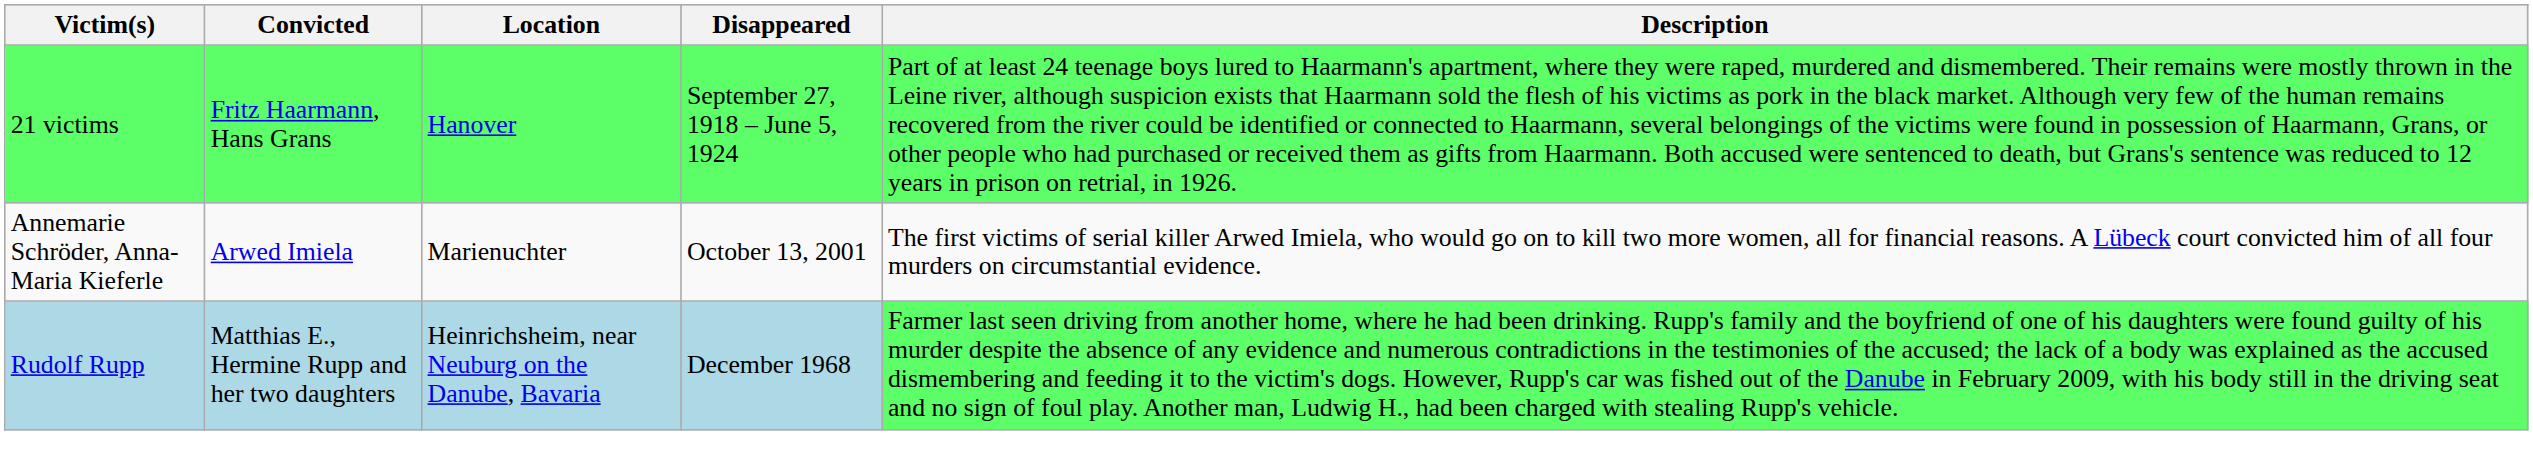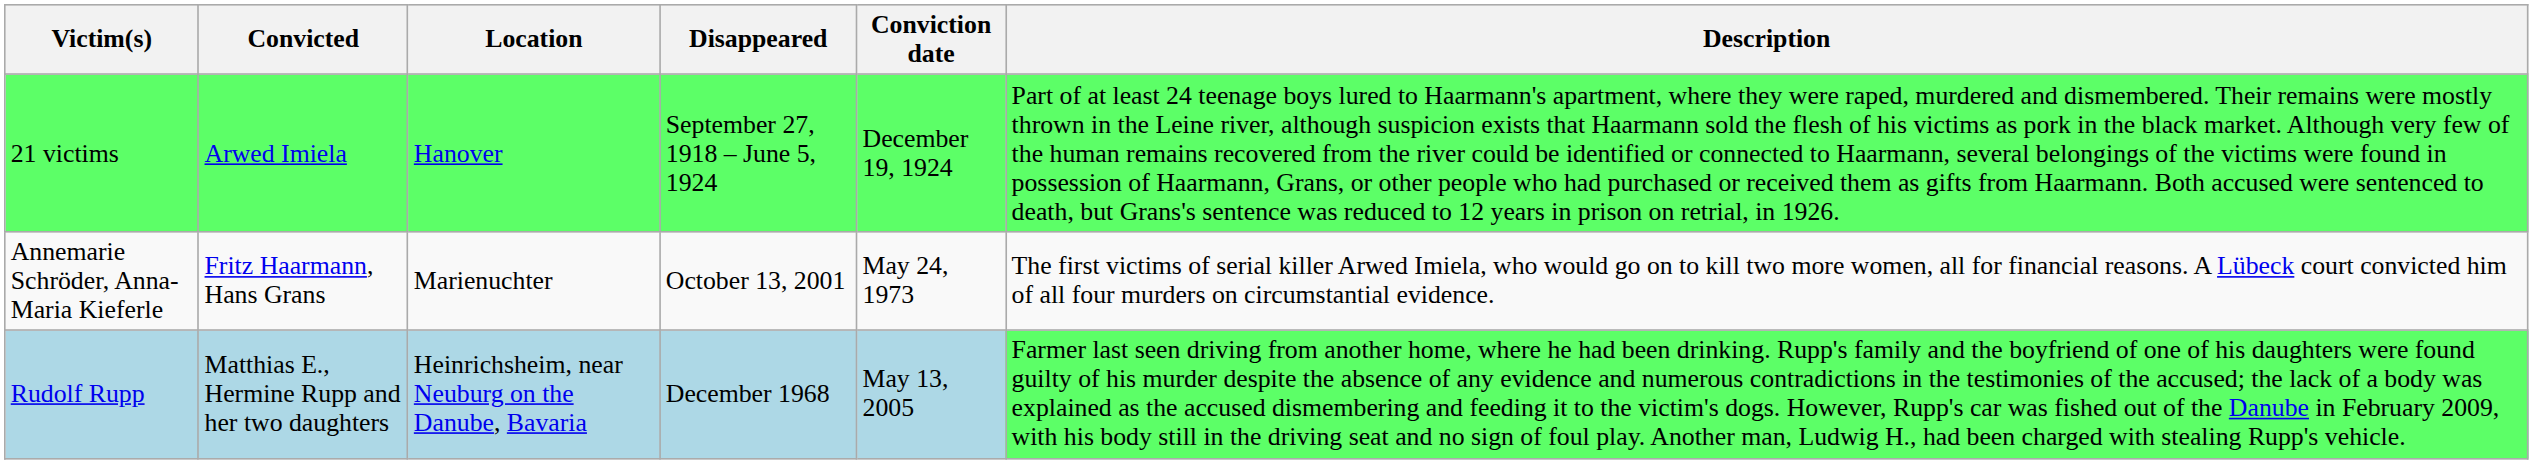+ column: (931, 39)
(295, 123) Fritz Haarmann, Hans Grans -> (276, 152) Arwed Imiela
(282, 251) Arwed Imiela -> (289, 280) Fritz Haarmann, Hans Grans
